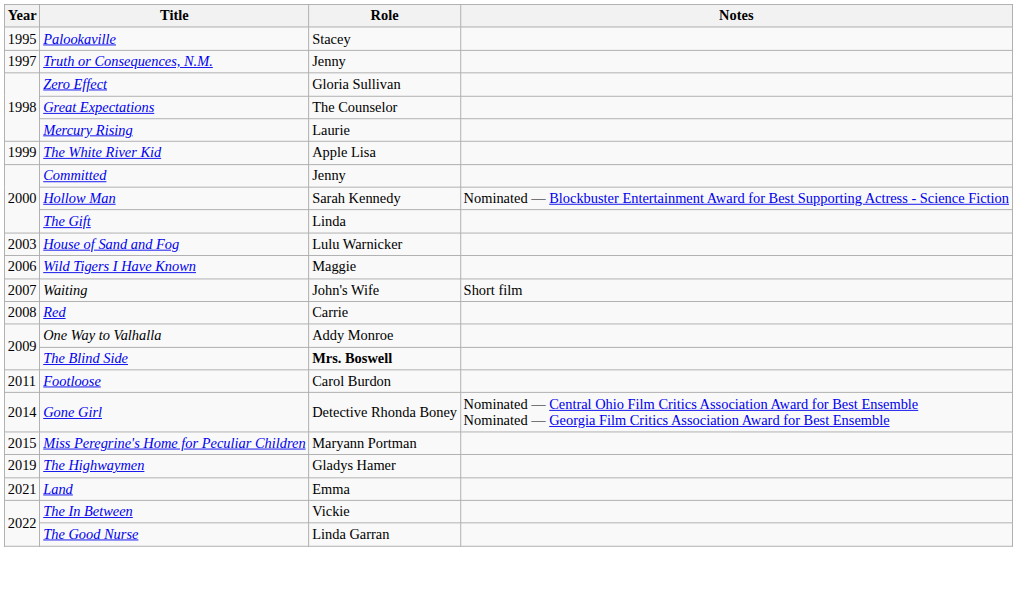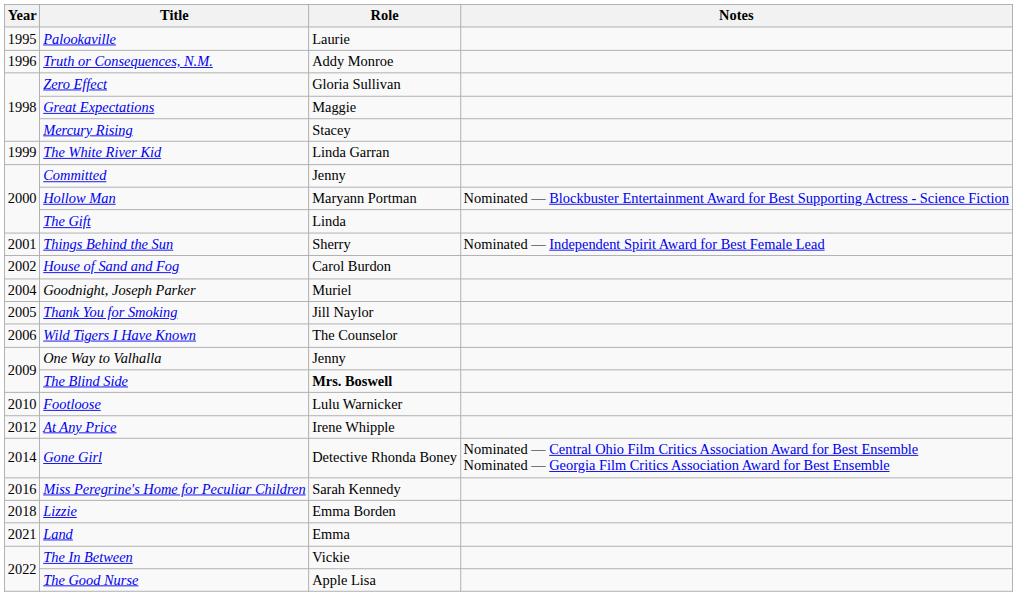(331, 38) Stacey -> (331, 38) Laurie
(22, 61) 1997 -> (22, 61) 1996
(329, 61) Jenny -> (353, 61) Addy Monroe
(355, 107) The Counselor -> (334, 107) Maggie
(331, 130) Laurie -> (331, 130) Stacey
(344, 152) Apple Lisa -> (351, 152) Linda Garran
(356, 198) Sarah Kennedy -> (364, 198) Maryann Portman
+ row: (108, 244)
(22, 244) 2003 -> (22, 267) 2002
(357, 244) Lulu Warnicker -> (352, 267) Carol Burdon
+ row: (119, 289)
+ row: (110, 312)
(334, 267) Maggie -> (355, 335) The Counselor
- row: (65, 289)
- row: (54, 312)
(353, 335) Addy Monroe -> (329, 358) Jenny
(22, 381) 2011 -> (22, 404) 2010
(352, 381) Carol Burdon -> (357, 404) Lulu Warnicker
+ row: (80, 426)
(22, 443) 2015 -> (22, 488) 2016
(364, 443) Maryann Portman -> (356, 488) Sarah Kennedy
+ row: (60, 511)
- row: (94, 466)
(351, 534) Linda Garran -> (344, 580) Apple Lisa
